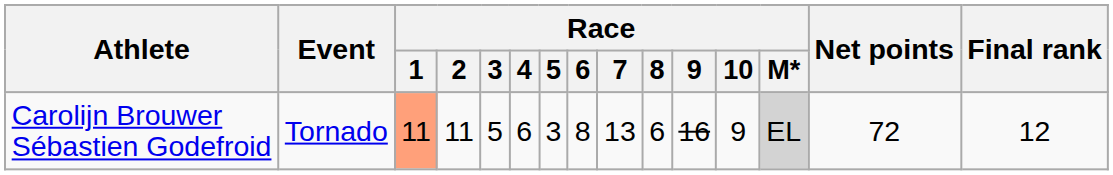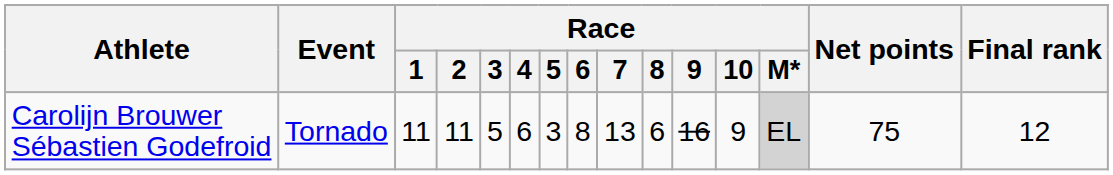(416, 131) lightsalmon background -> (416, 131) no background
(884, 131) 72 -> (884, 131) 75
